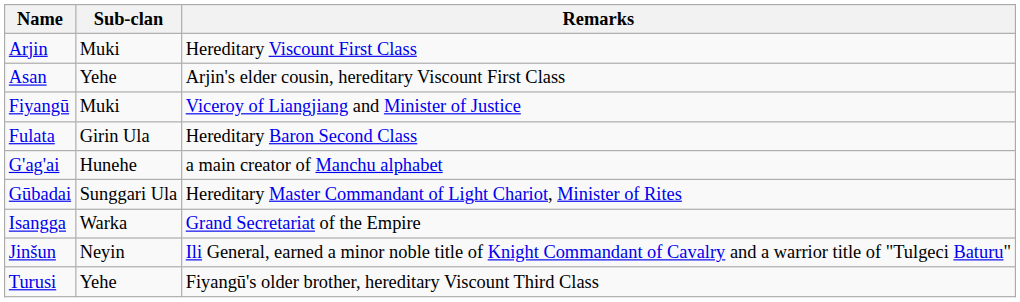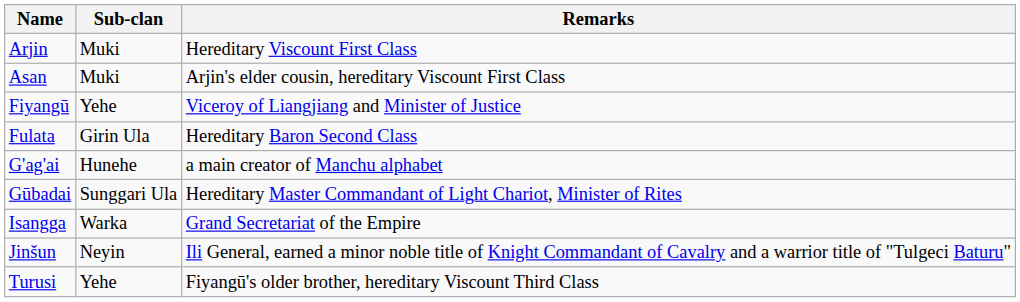(98, 77) Yehe -> (100, 77) Muki
(100, 106) Muki -> (98, 106) Yehe
